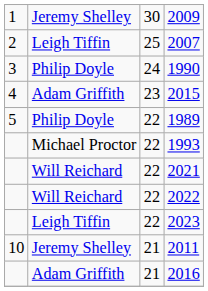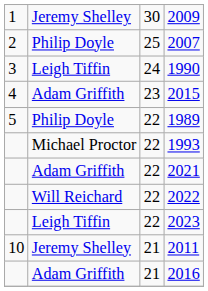(71, 42) Leigh Tiffin -> (73, 42) Philip Doyle
(73, 68) Philip Doyle -> (71, 68) Leigh Tiffin
(77, 171) Will Reichard -> (78, 171) Adam Griffith
